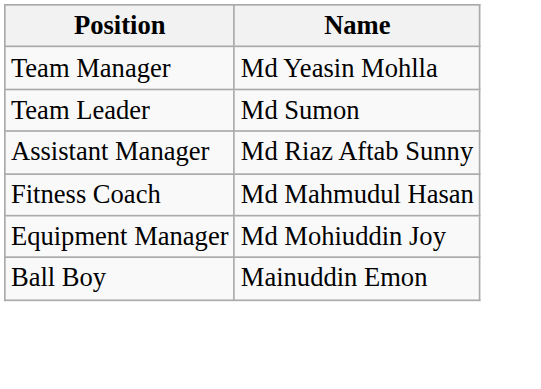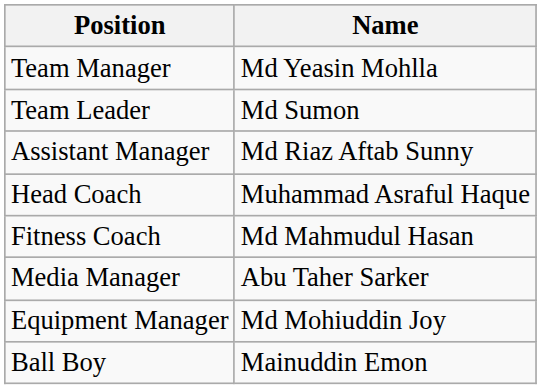+ row: (76, 194)
+ row: (95, 278)
